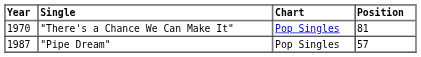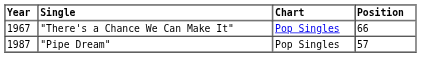(19, 28) 1970 -> (19, 28) 1967
(363, 28) 81 -> (363, 28) 66
